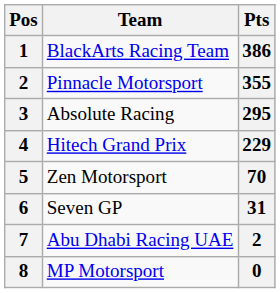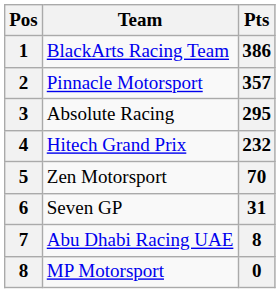(257, 82) 355 -> (257, 82) 357
(257, 145) 229 -> (257, 145) 232
(257, 239) 2 -> (257, 239) 8
